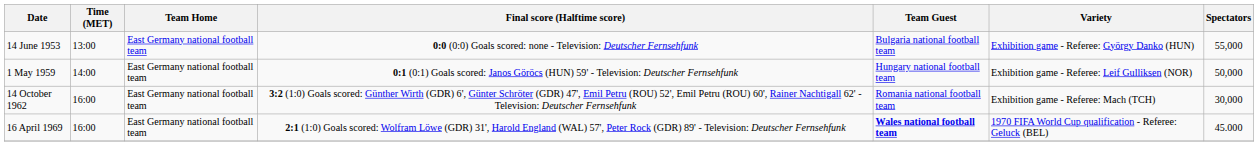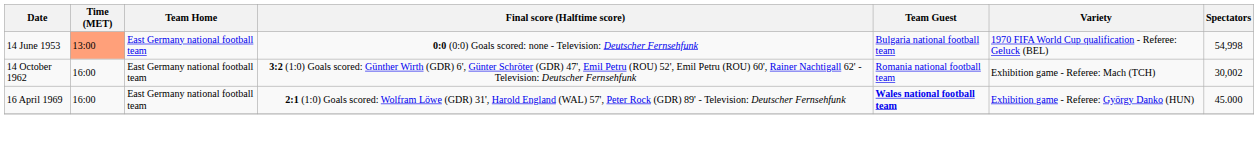(84, 45) no background -> (84, 45) lightsalmon background
(1093, 45) Exhibition game - Referee: György Danko (HUN) -> (1084, 45) 1970 FIFA World Cup qualification - Referee: Geluck (BEL)
(1229, 45) 55,000 -> (1229, 45) 54,998
- row: (31, 72)
(1229, 100) 30,000 -> (1229, 72) 30,002
(1084, 127) 1970 FIFA World Cup qualification - Referee: Geluck (BEL) -> (1093, 100) Exhibition game - Referee: György Danko (HUN)
